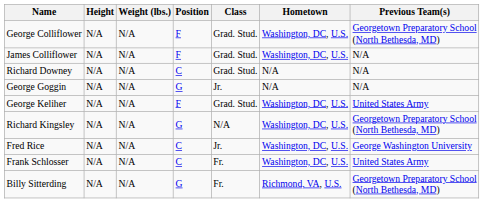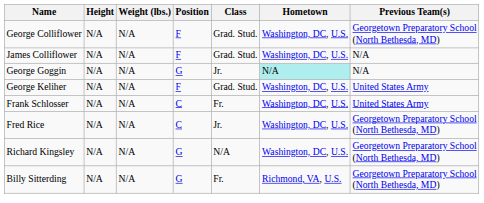- row: (39, 71)
(270, 87) no background -> (270, 71) paleturquoise background
rows swapped: (40, 125) <-> (38, 162)
(412, 147) George Washington University -> (415, 125) Georgetown Preparatory School (North Bethesda, MD)
